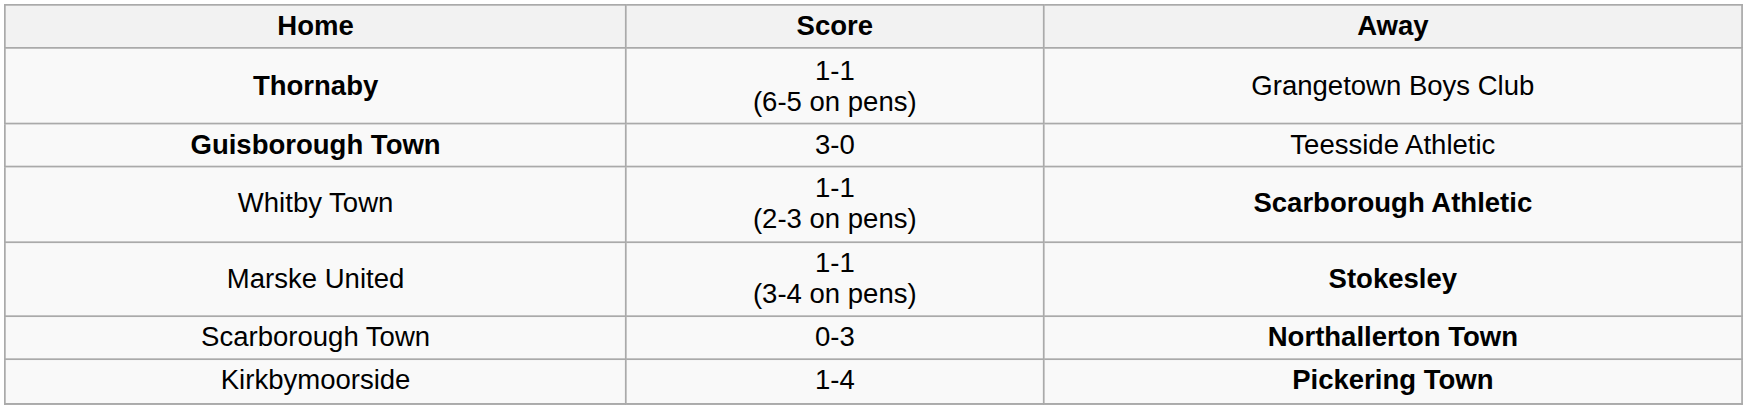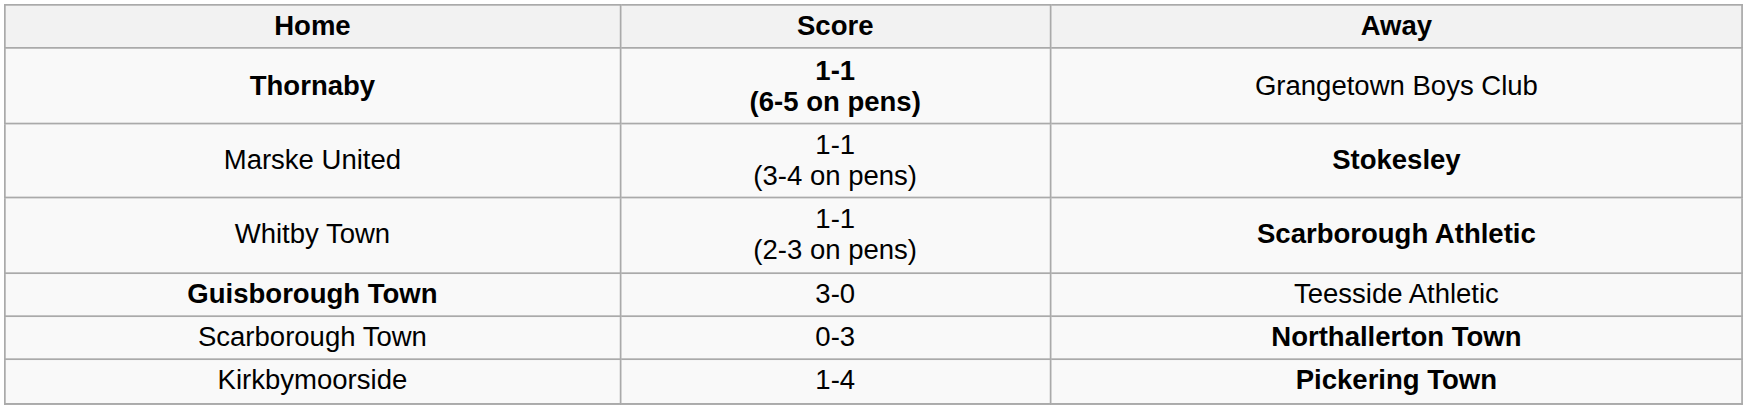(835, 85) normal -> (835, 85) bold
rows swapped: (316, 144) <-> (316, 278)
